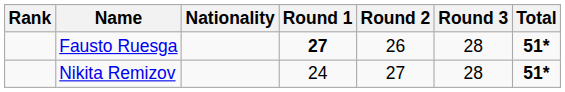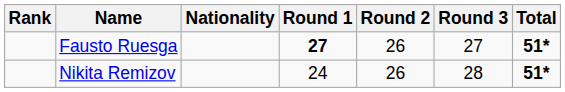(473, 45) 28 -> (473, 45) 27
(395, 73) 27 -> (395, 73) 26
